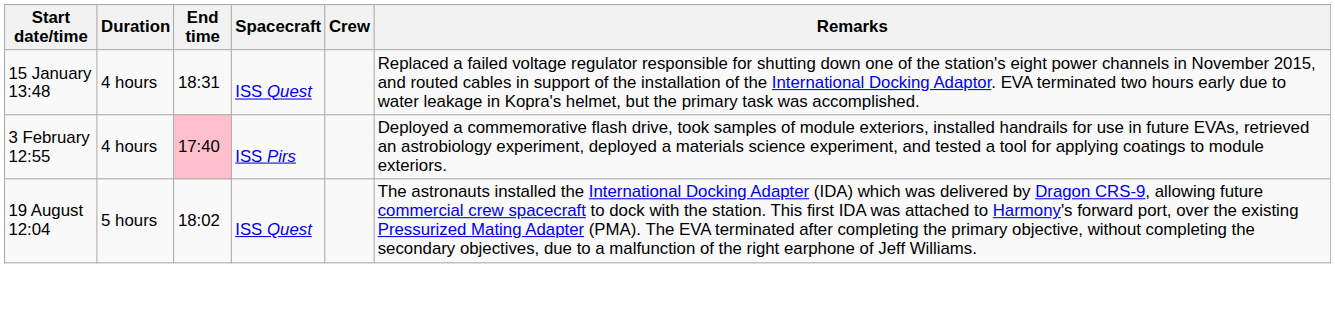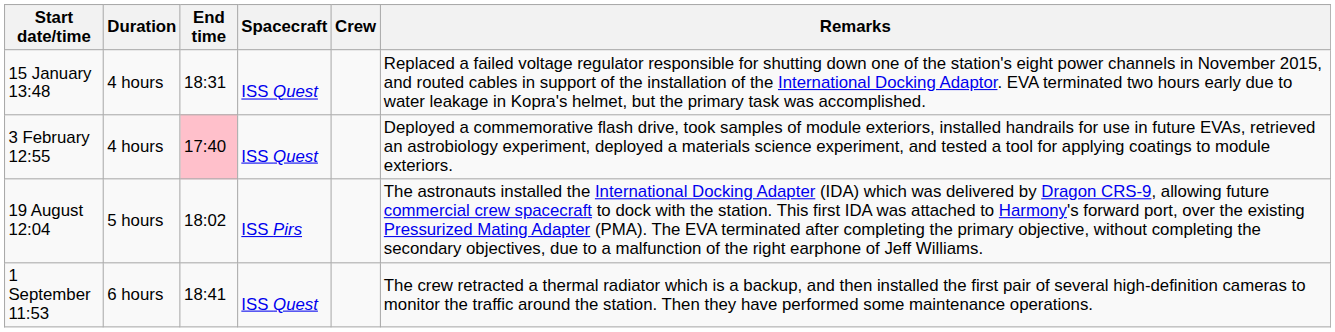(266, 156) ISS Pirs -> (280, 156) ISS Quest
(274, 230) ISS Quest -> (272, 230) ISS Pirs
+ row: (49, 294)
